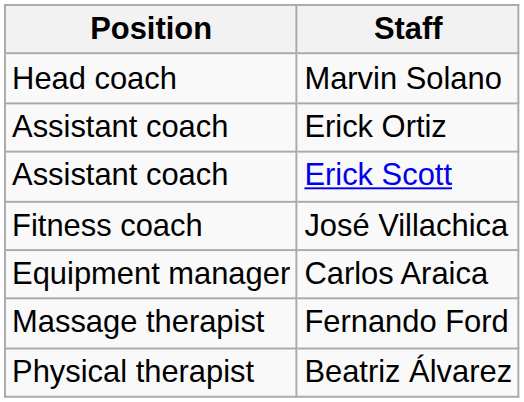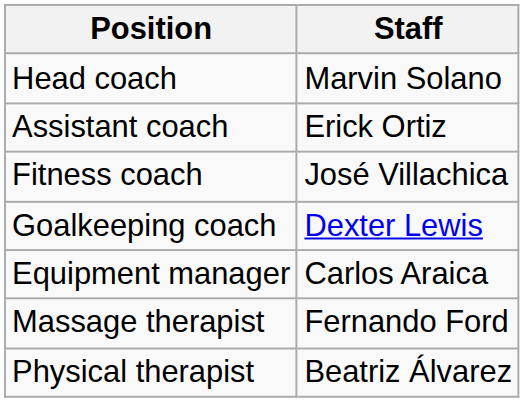- row: (378, 175)
+ row: (394, 224)
